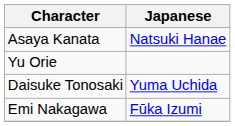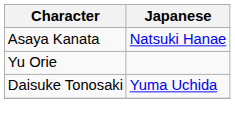- row: (57, 109)
